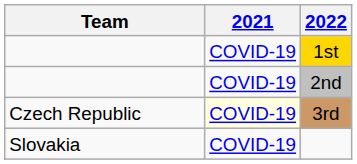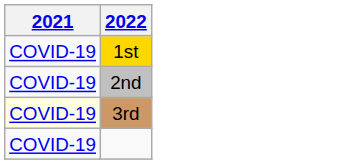- column: (105, 20)
